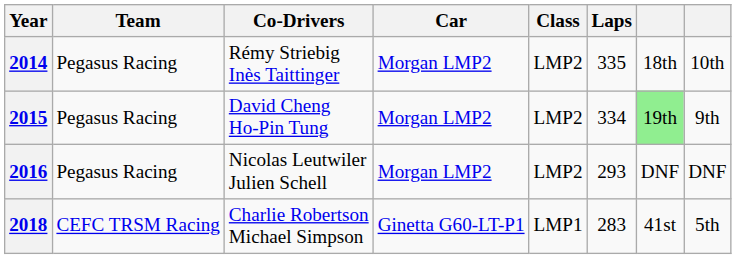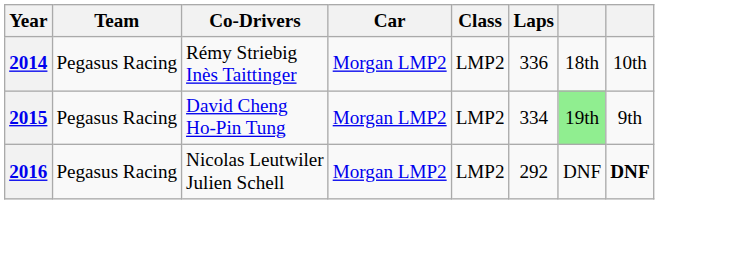(612, 63) 335 -> (534, 63) 336
(612, 171) 293 -> (534, 171) 292
(707, 171) normal -> (630, 171) bold
- row: (28, 226)
